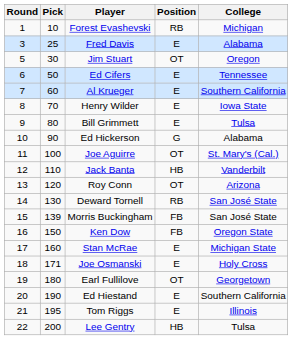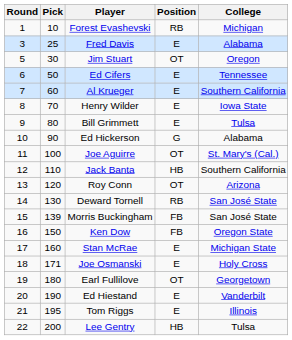(243, 169) Vanderbilt -> (243, 169) Southern California
(243, 295) Southern California -> (243, 295) Vanderbilt
